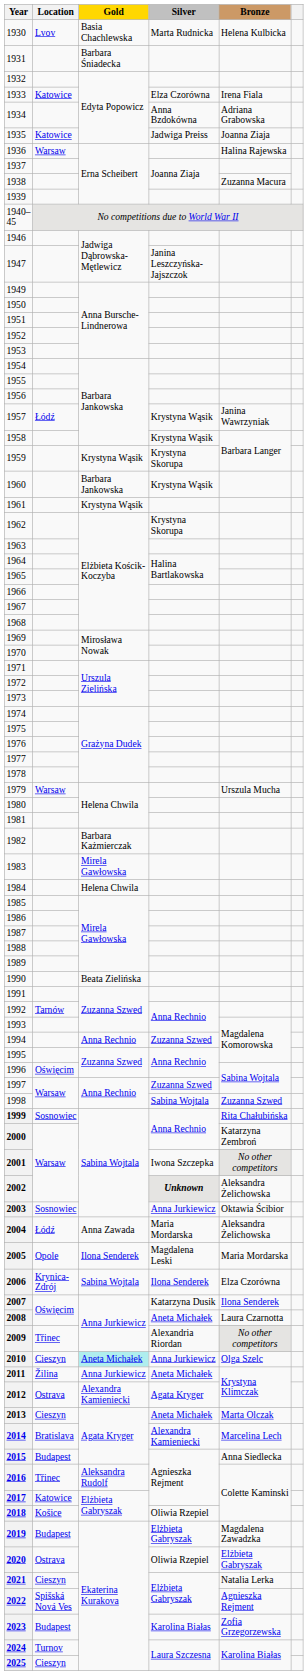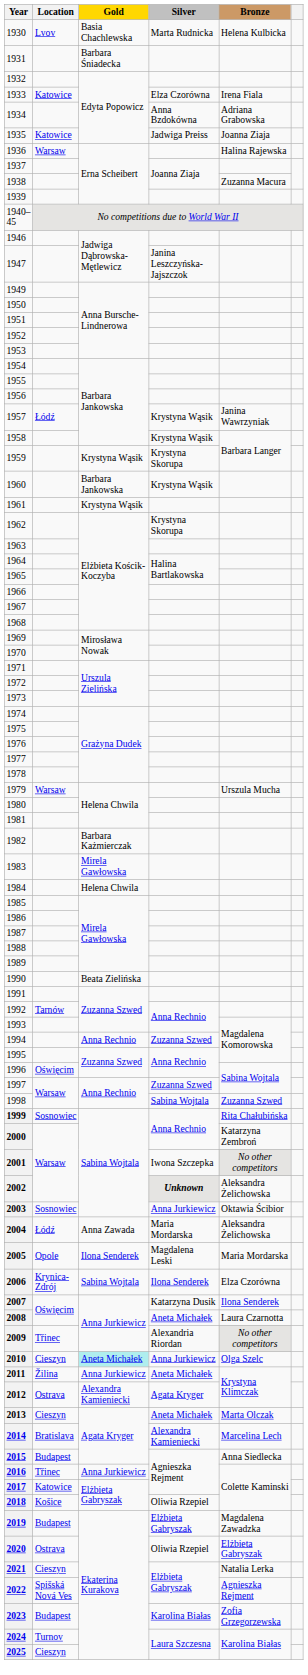(103, 1477) Aleksandra Rudolf -> (113, 1472) Anna Jurkiewicz
